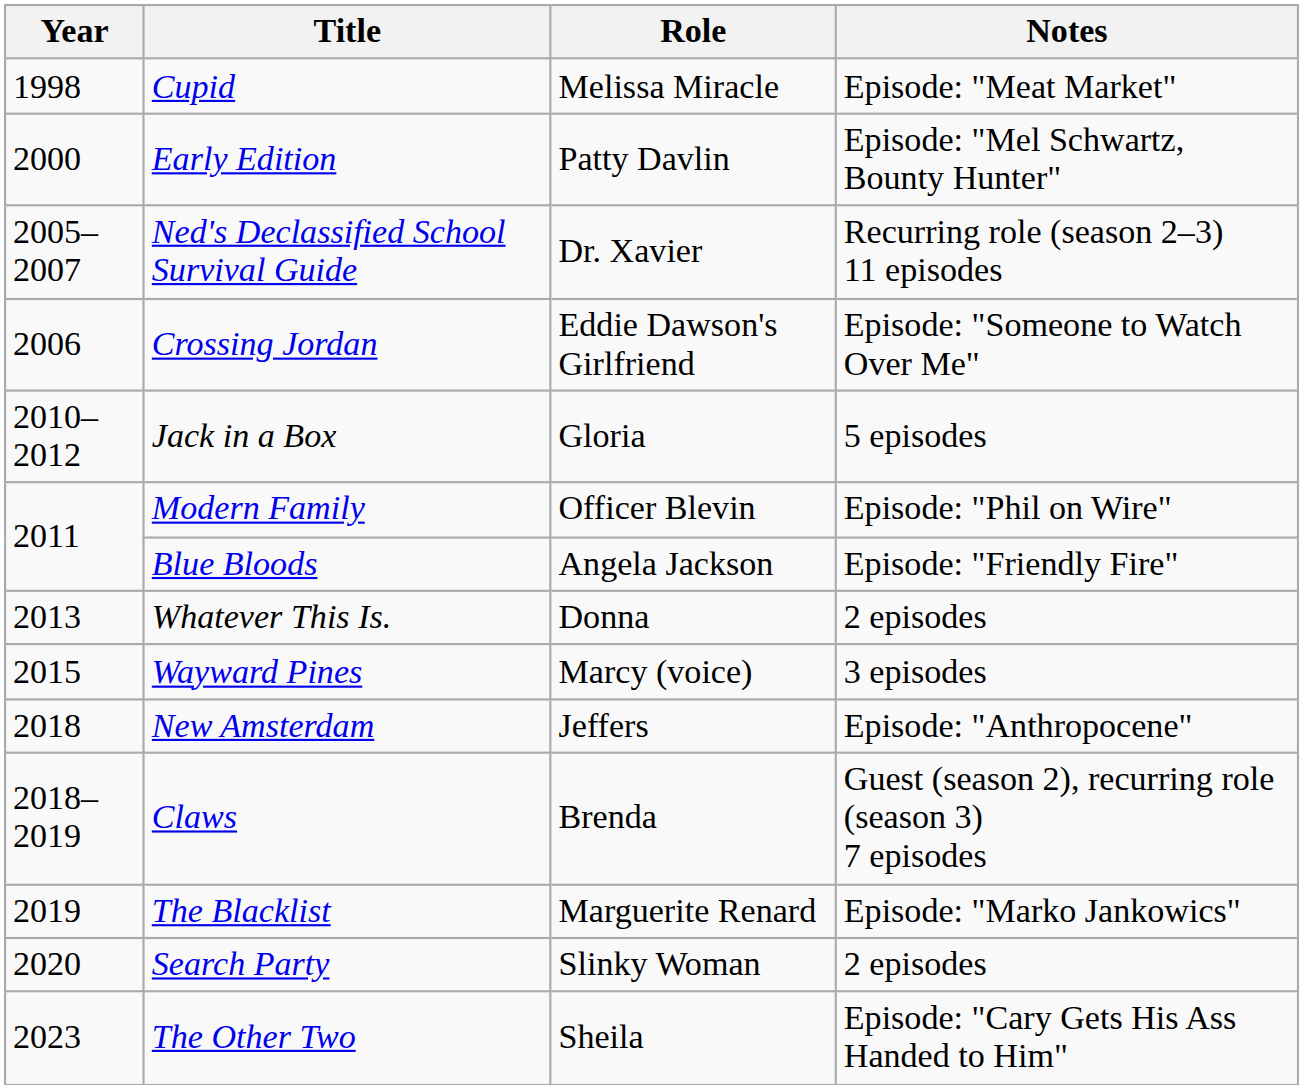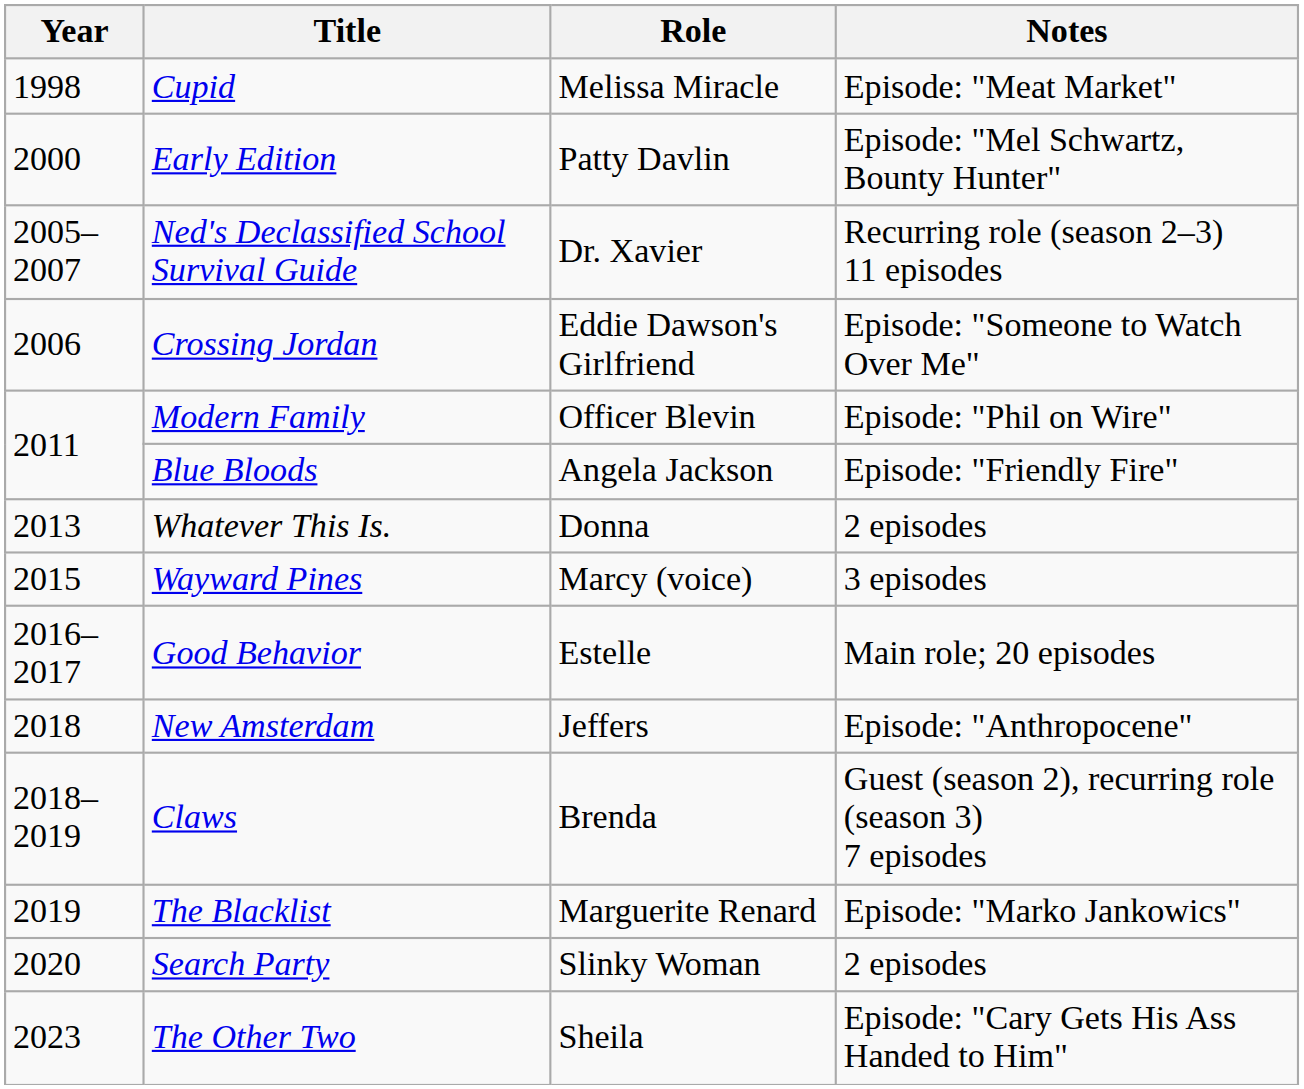- row: (244, 435)
+ row: (256, 652)
